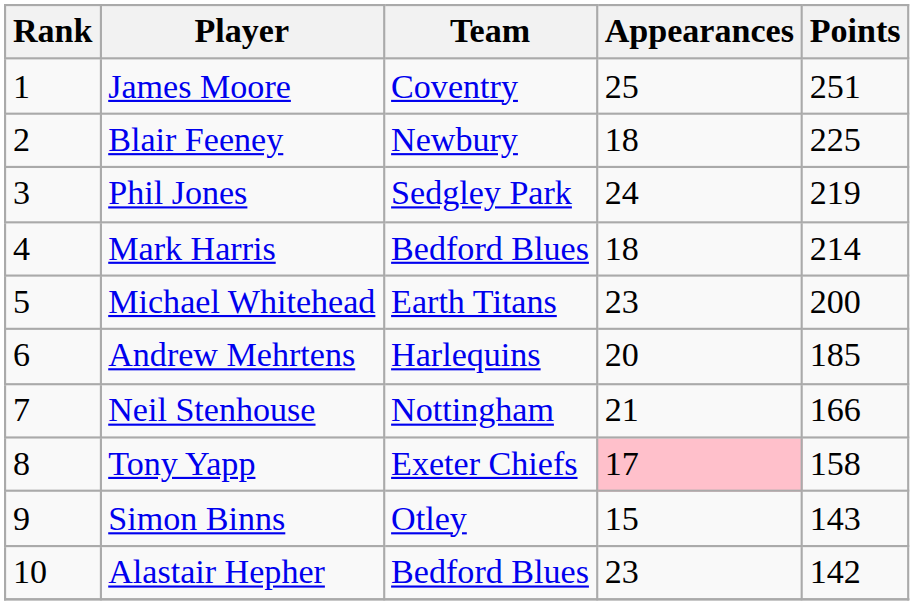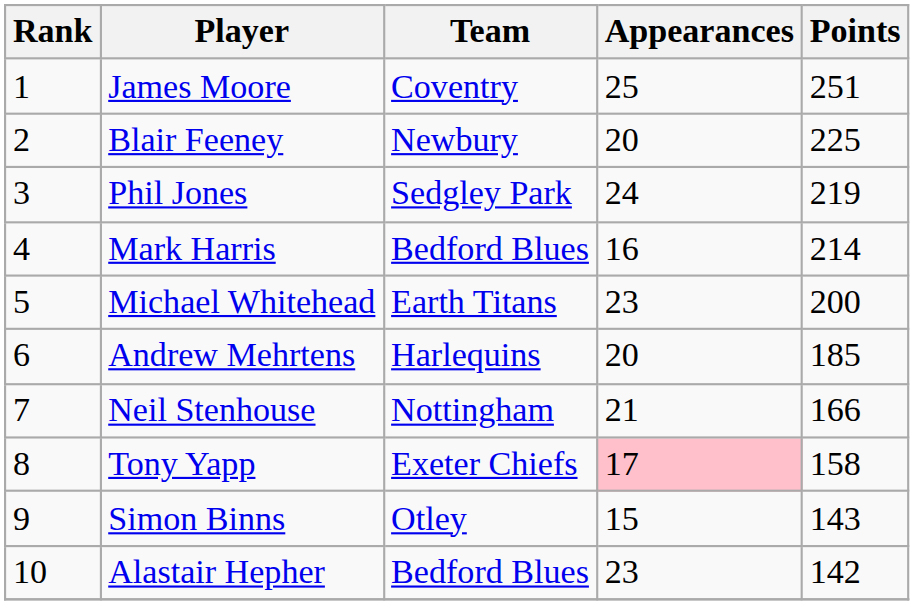(622, 139) 18 -> (622, 139) 20
(622, 247) 18 -> (622, 247) 16
